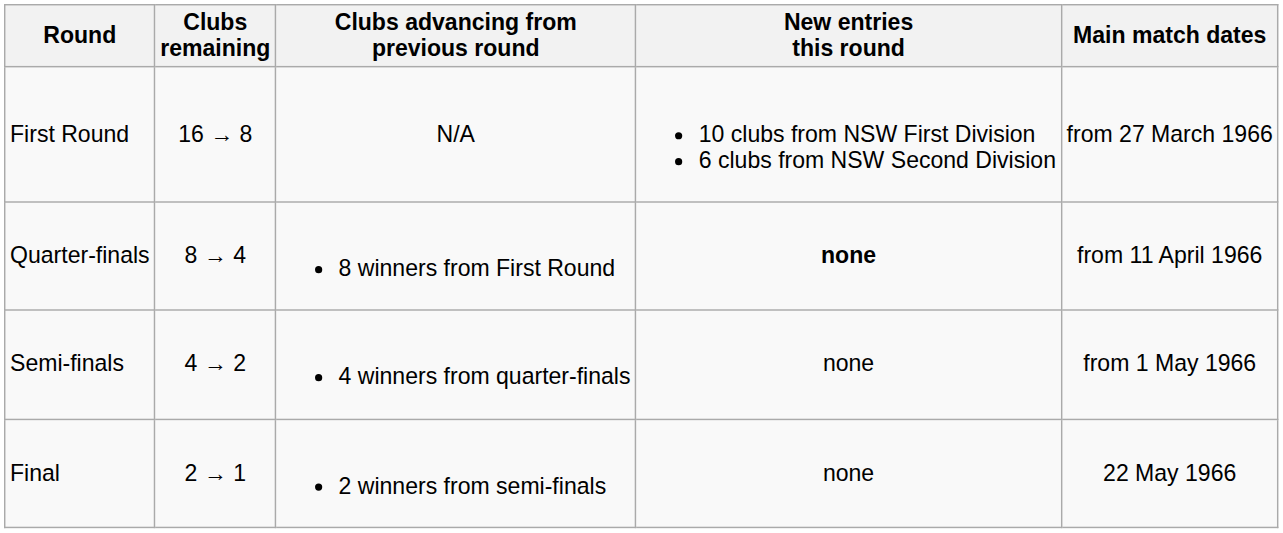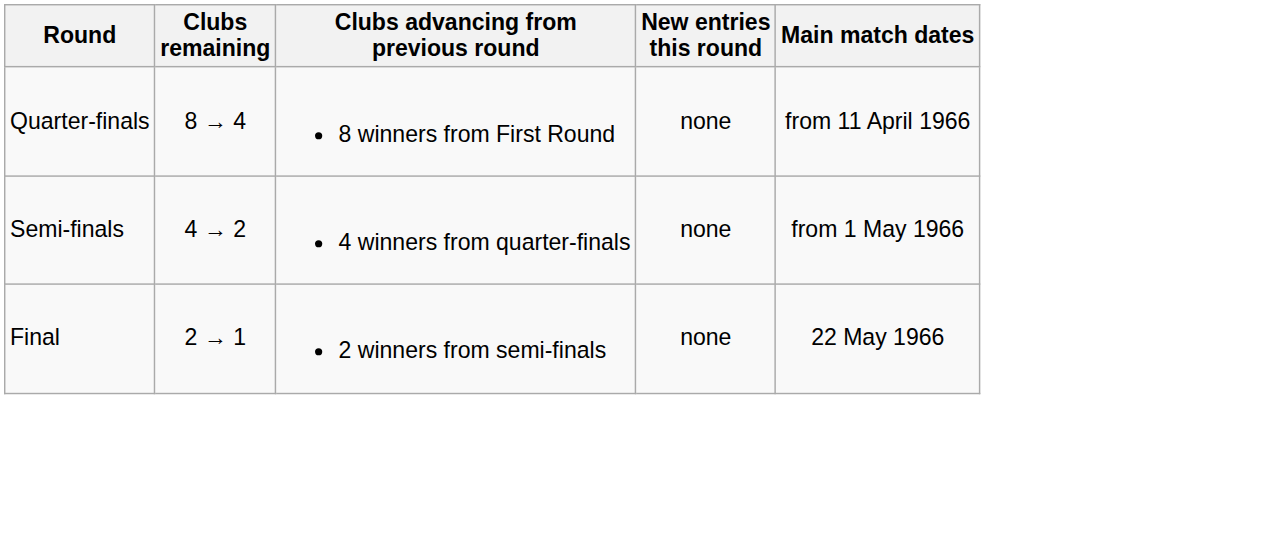- row: (70, 134)
(849, 255) bold -> (706, 121) normal
